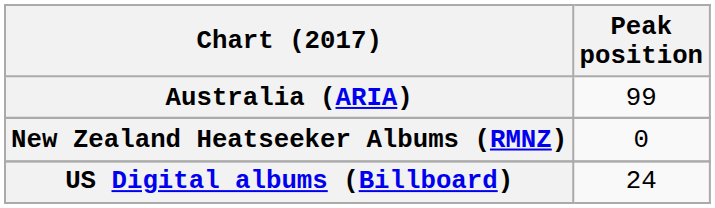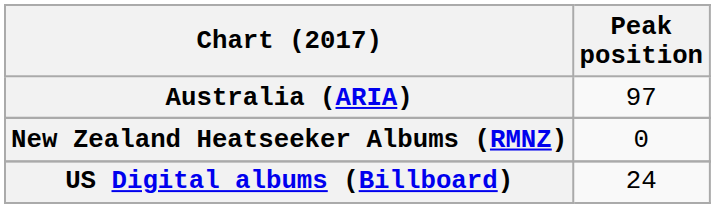(641, 98) 99 -> (641, 98) 97
